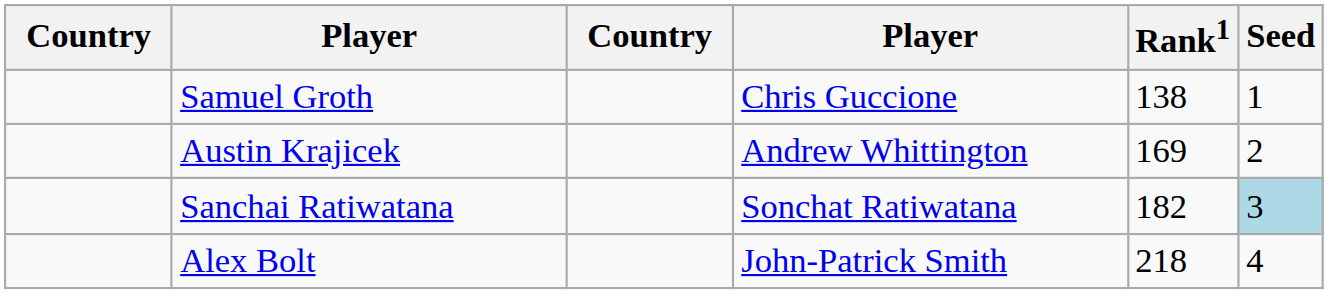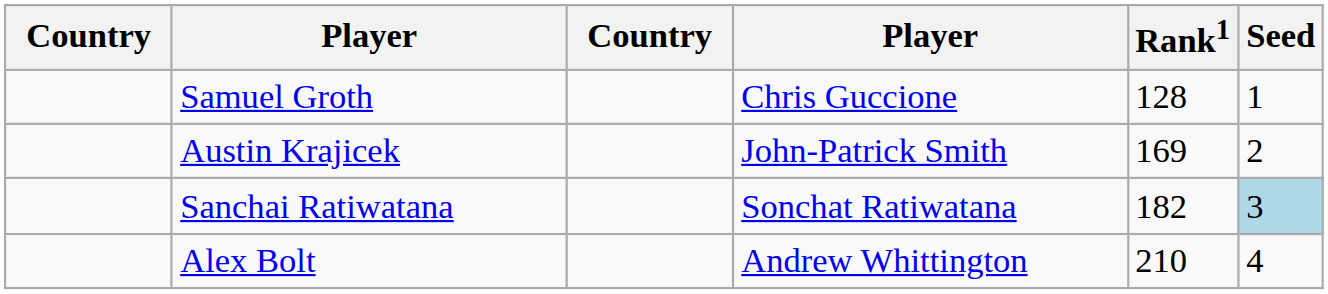(1161, 96) 138 -> (1161, 96) 128
(884, 150) Andrew Whittington -> (874, 150) John-Patrick Smith
(874, 260) John-Patrick Smith -> (884, 260) Andrew Whittington
(1161, 260) 218 -> (1161, 260) 210
